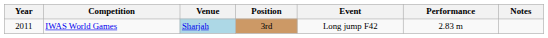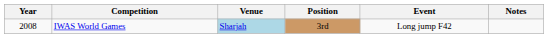- column: (451, 12)
(24, 26) 2011 -> (28, 26) 2008
